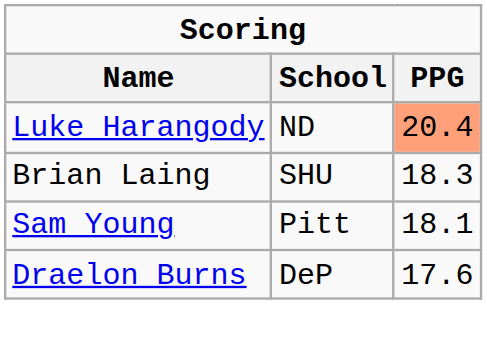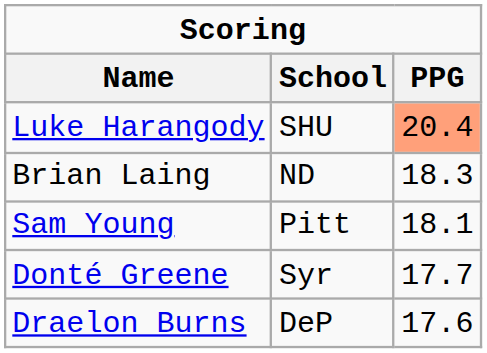(297, 128) ND -> (306, 128) SHU
(306, 176) SHU -> (297, 176) ND
+ row: (120, 274)
